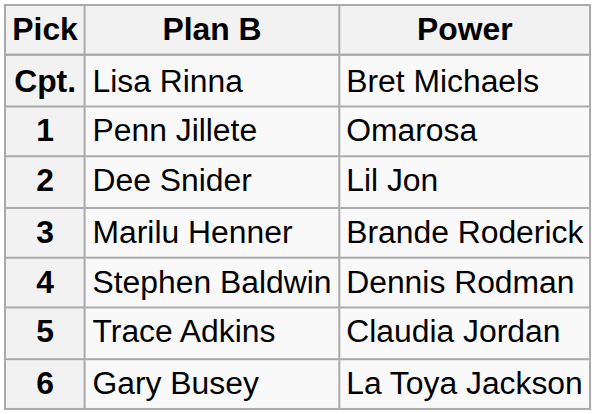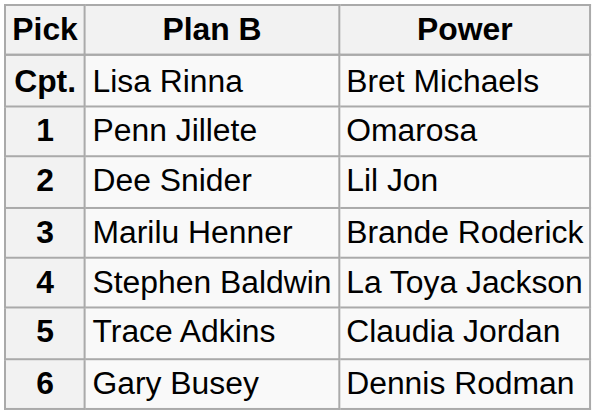(460, 282) Dennis Rodman -> (464, 282) La Toya Jackson
(464, 383) La Toya Jackson -> (460, 383) Dennis Rodman
